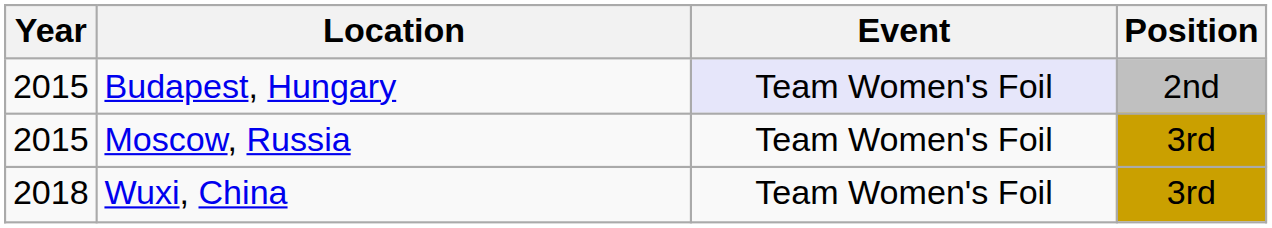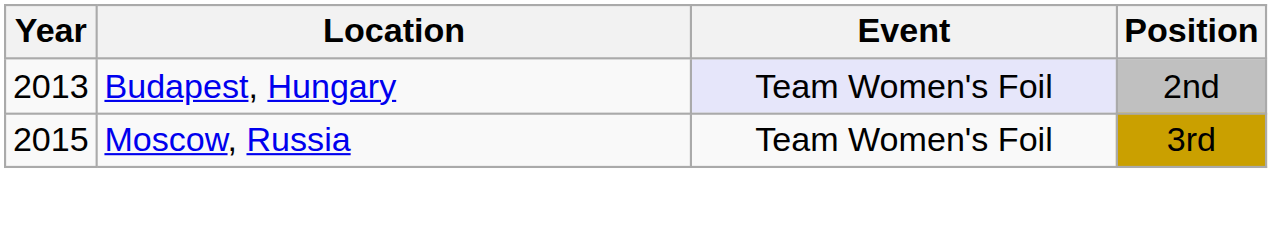(51, 85) 2015 -> (51, 85) 2013
- row: (196, 193)
